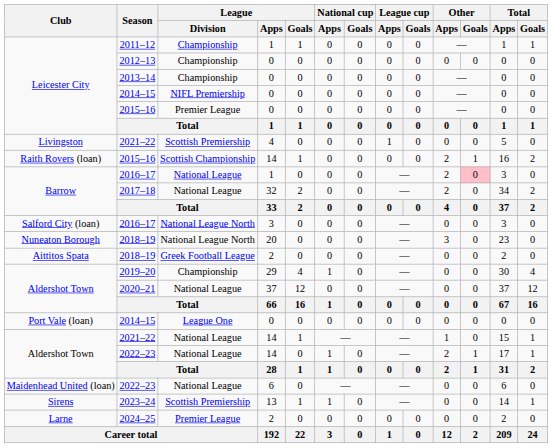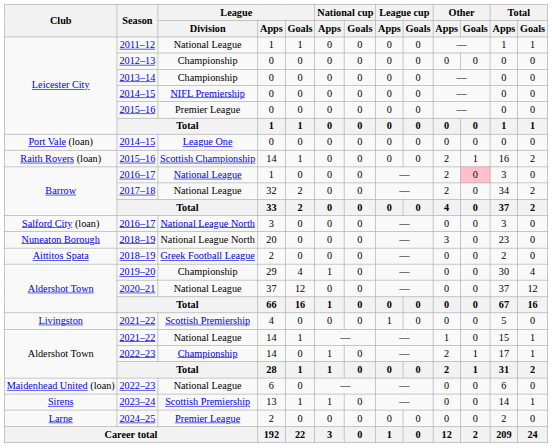(208, 45) Championship -> (208, 45) National League
rows swapped: (61, 321) <-> (61, 142)
(208, 353) National League -> (208, 353) Championship
